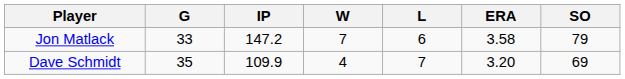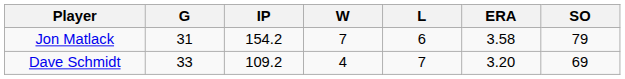(185, 39) 33 -> (185, 39) 31
(264, 39) 147.2 -> (264, 39) 154.2
(185, 62) 35 -> (185, 62) 33
(264, 62) 109.9 -> (264, 62) 109.2
